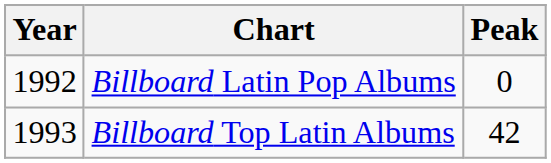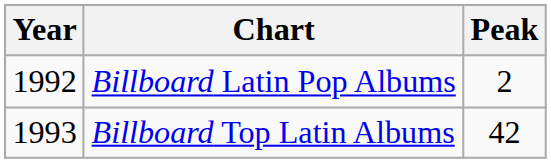(505, 81) 0 -> (505, 81) 2
